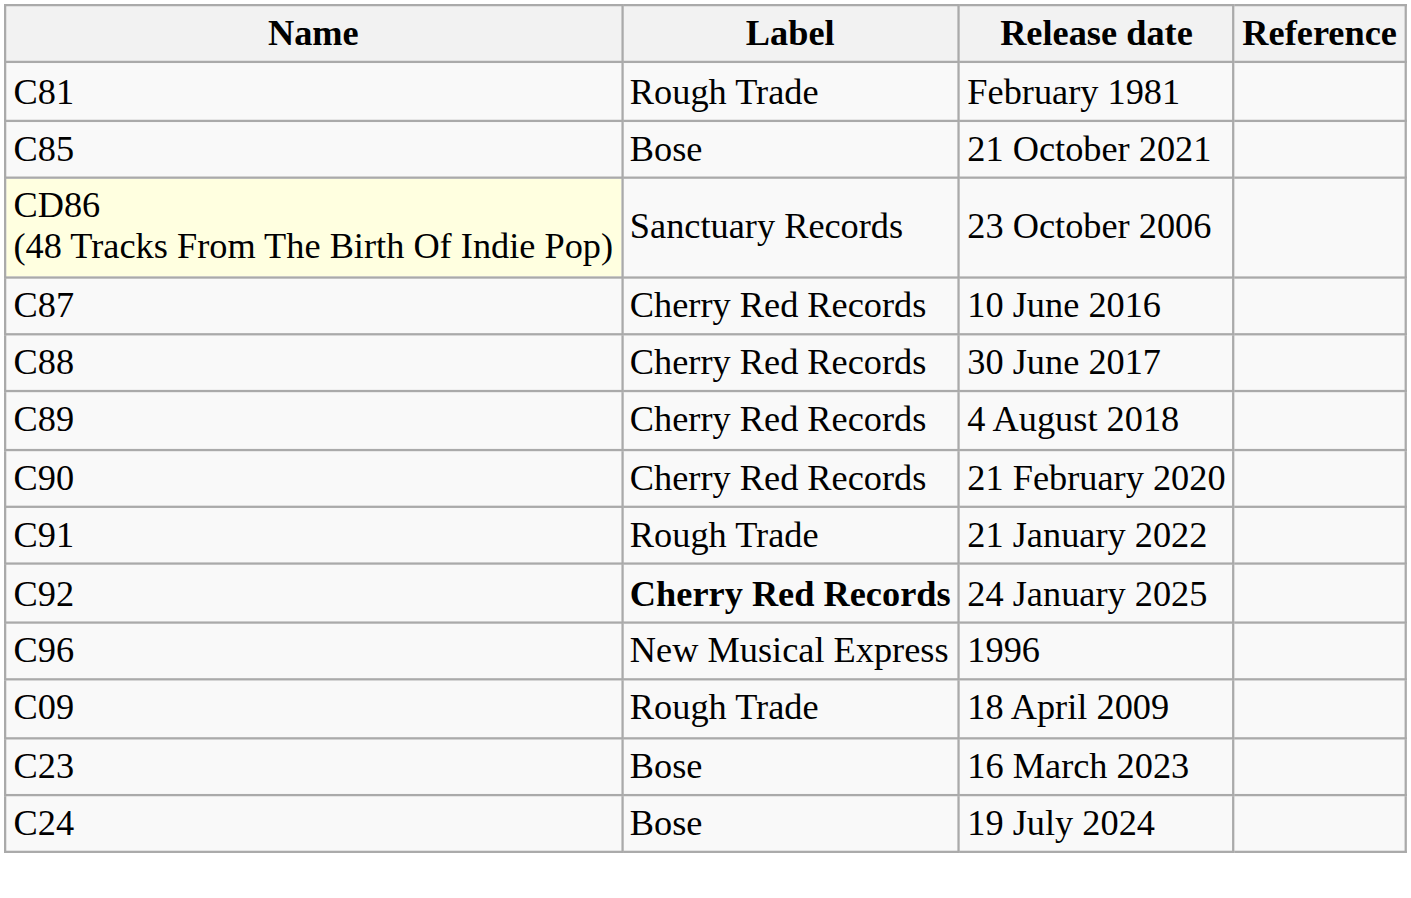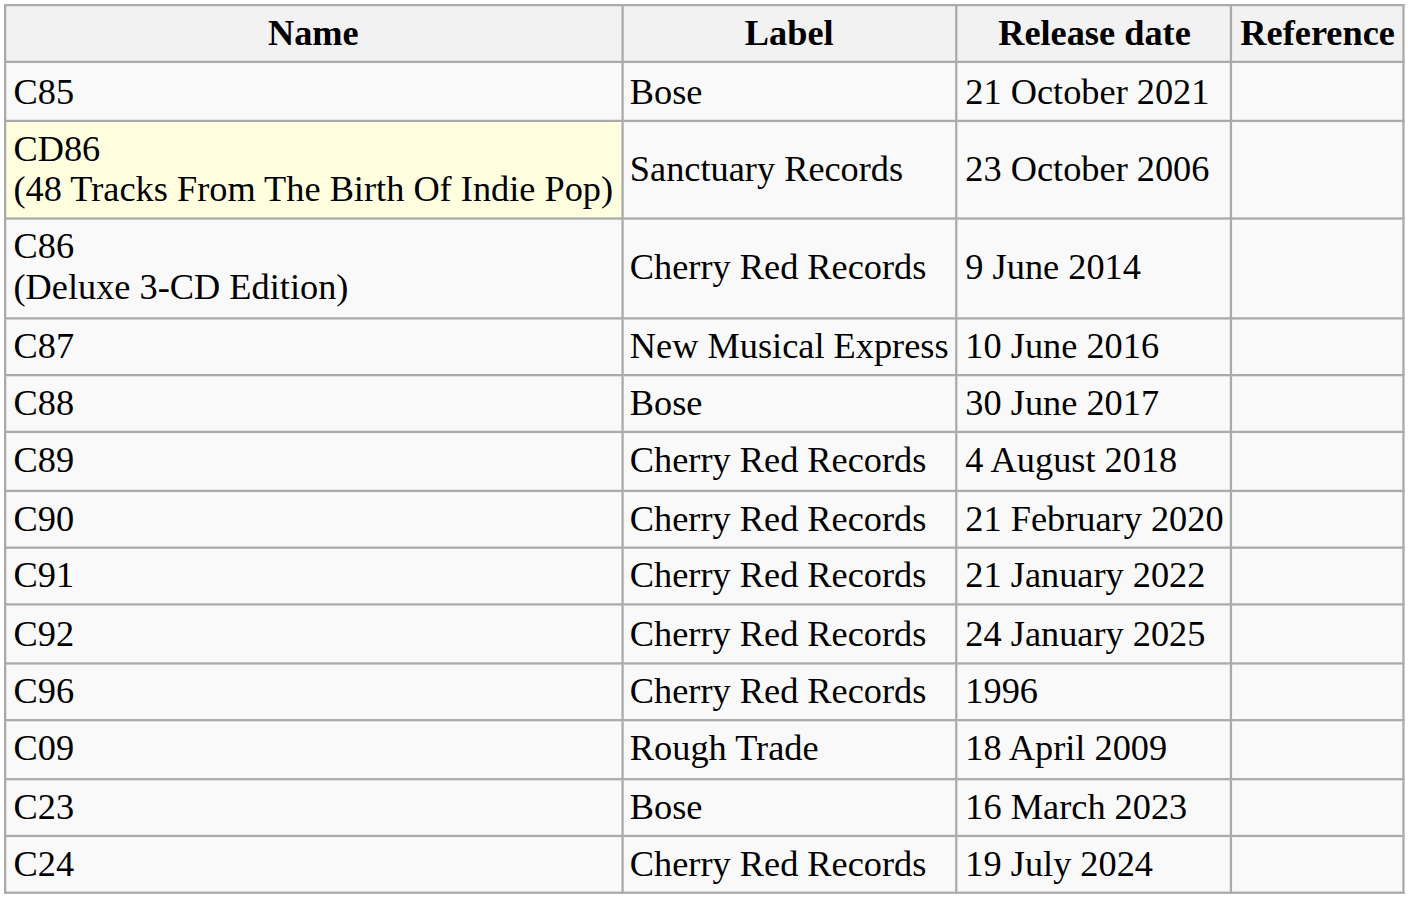- row: (1074, 90)
+ row: (1053, 267)
(778, 304) Cherry Red Records -> (789, 345) New Musical Express
(778, 362) Cherry Red Records -> (666, 403) Bose
(724, 534) Rough Trade -> (778, 575) Cherry Red Records
(790, 592) bold -> (778, 633) normal
(789, 650) New Musical Express -> (778, 691) Cherry Red Records
(666, 822) Bose -> (778, 863) Cherry Red Records
